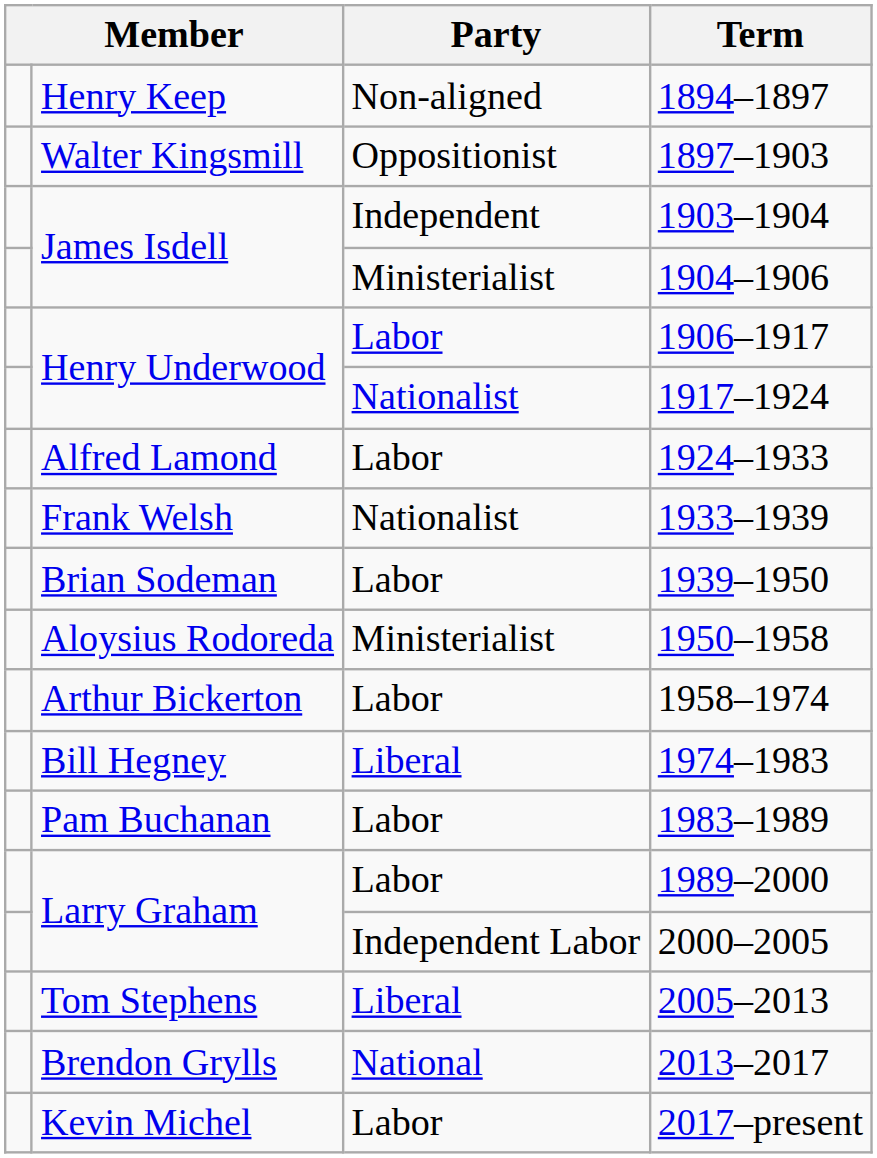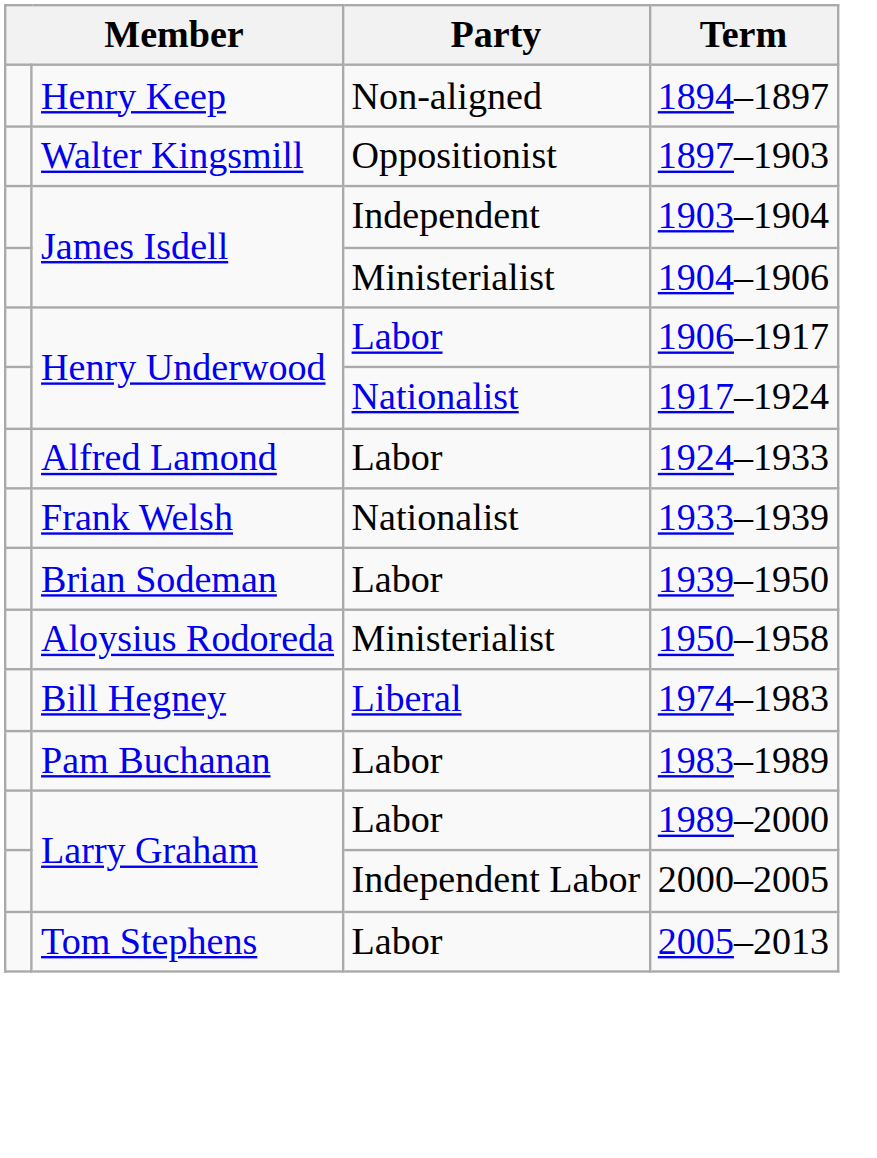- row: (743, 699)
(407, 1000) Liberal -> (397, 940) Labor
- row: (743, 1061)
- row: (760, 1121)
